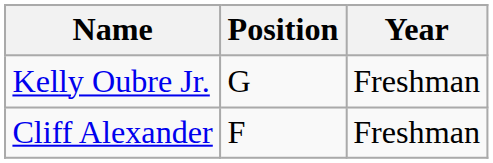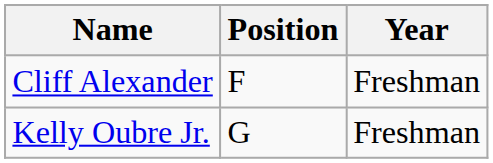rows swapped: (111, 81) <-> (113, 132)
